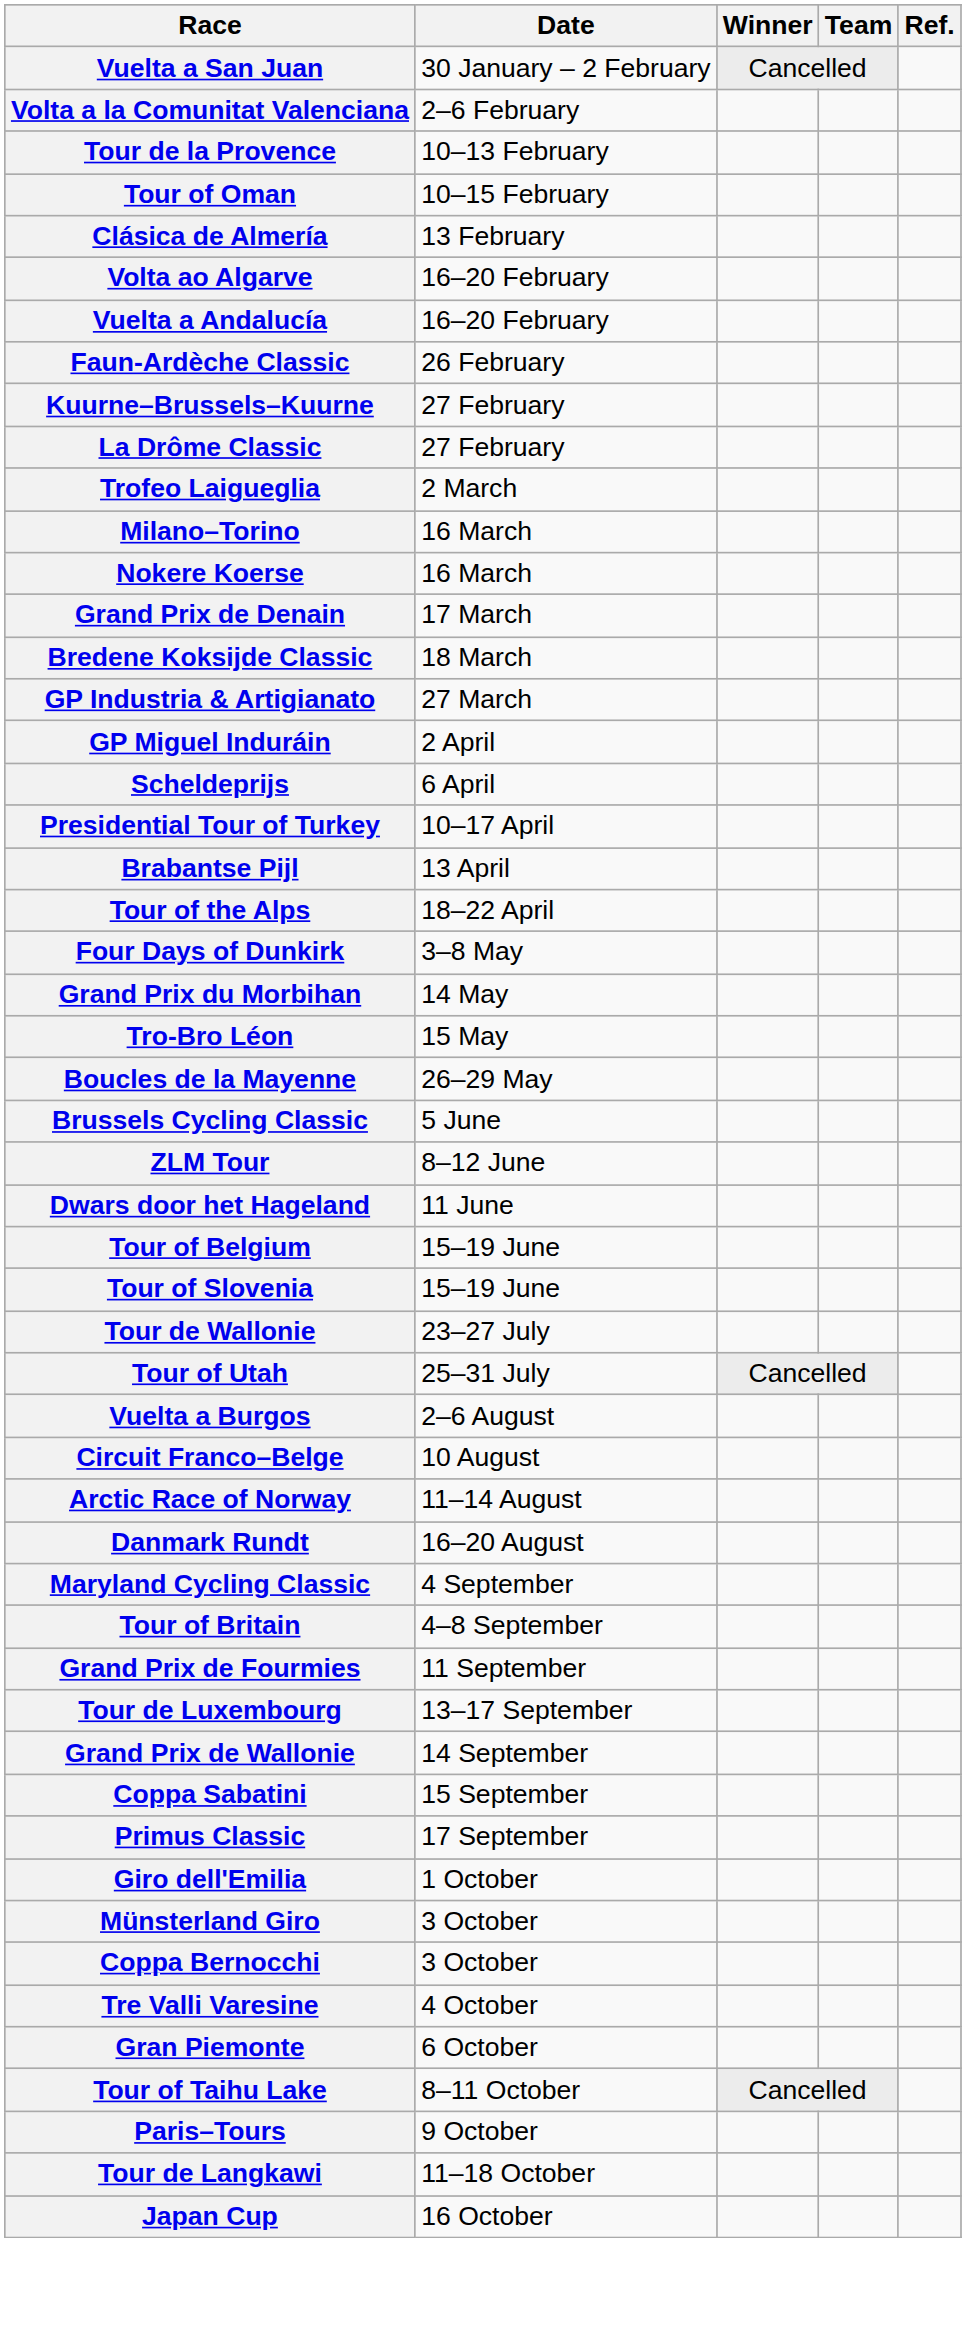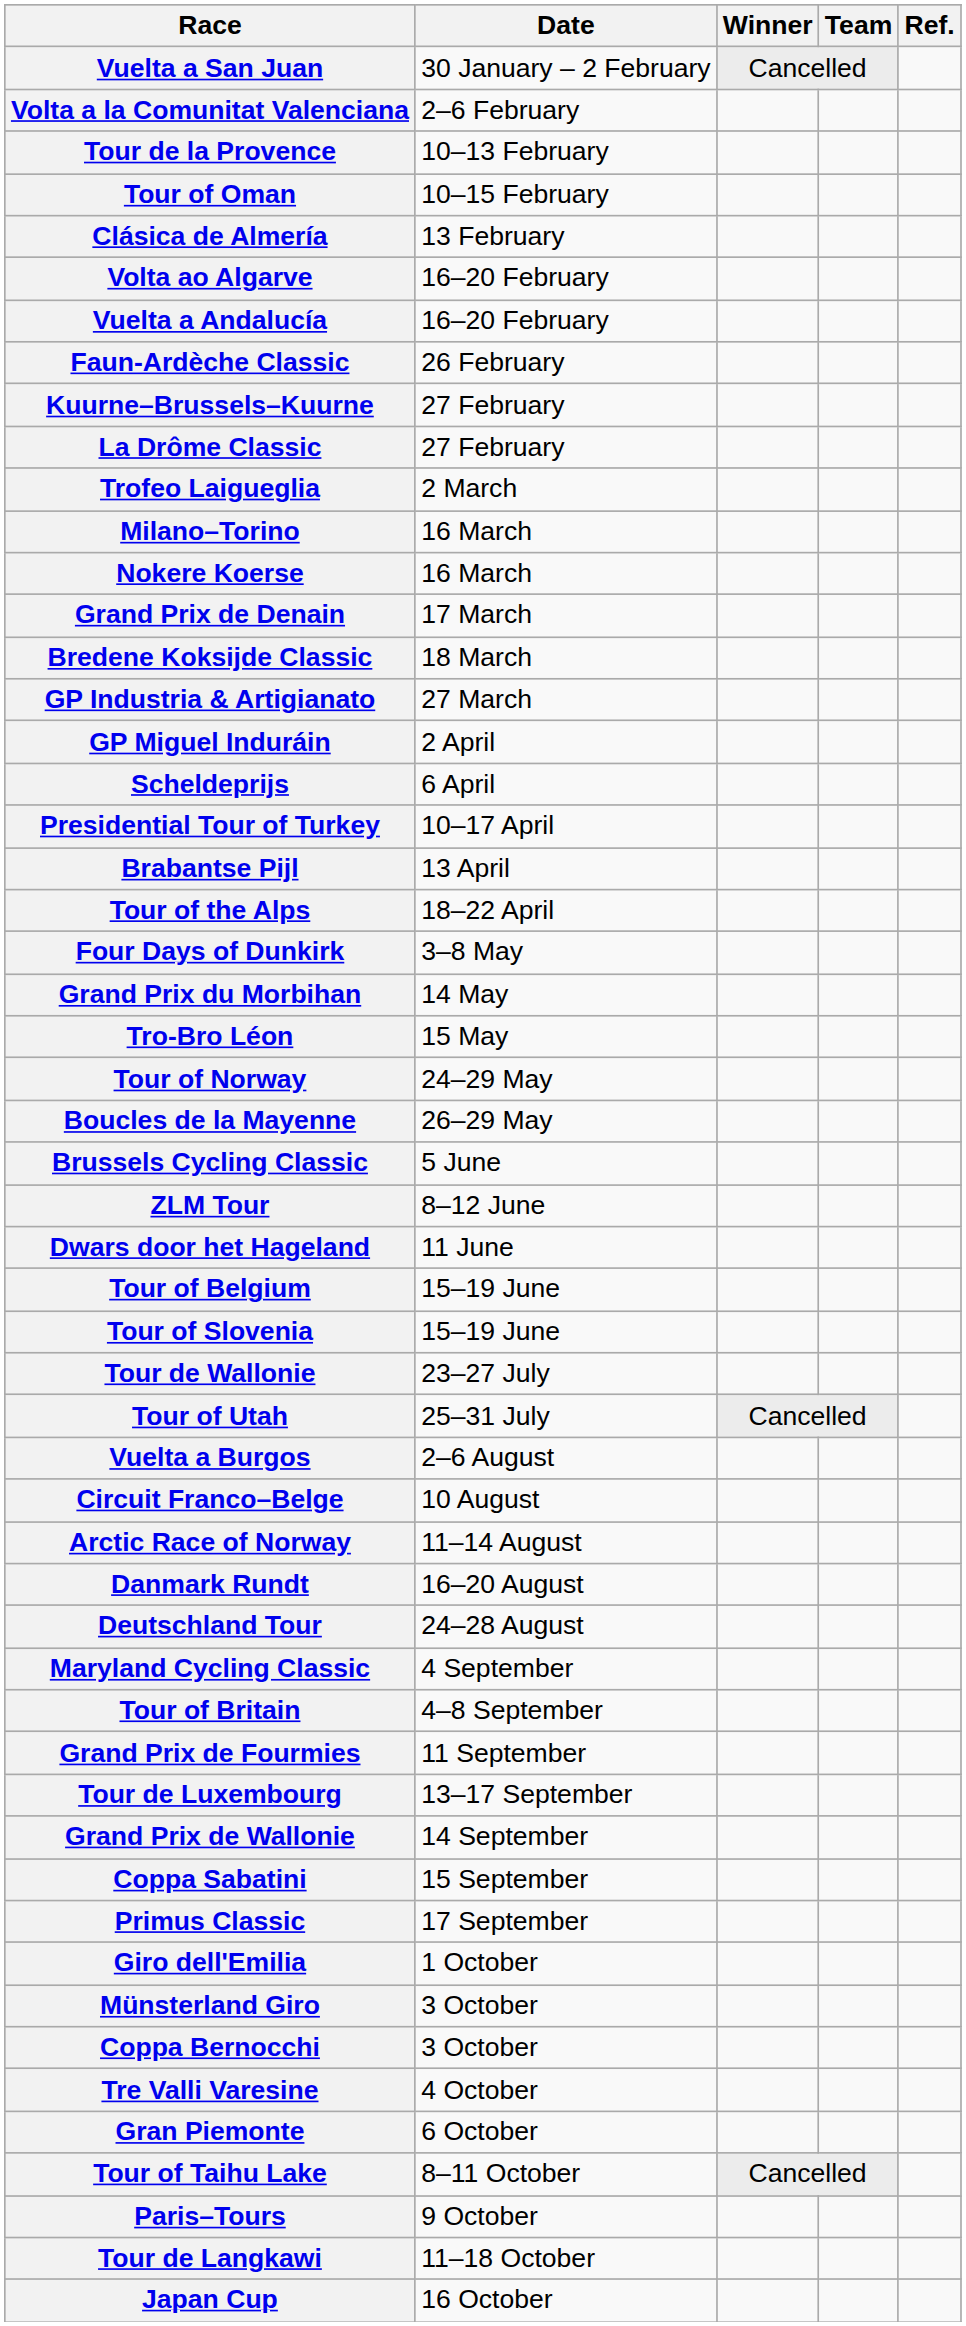+ row: (210, 1078)
+ row: (210, 1626)
